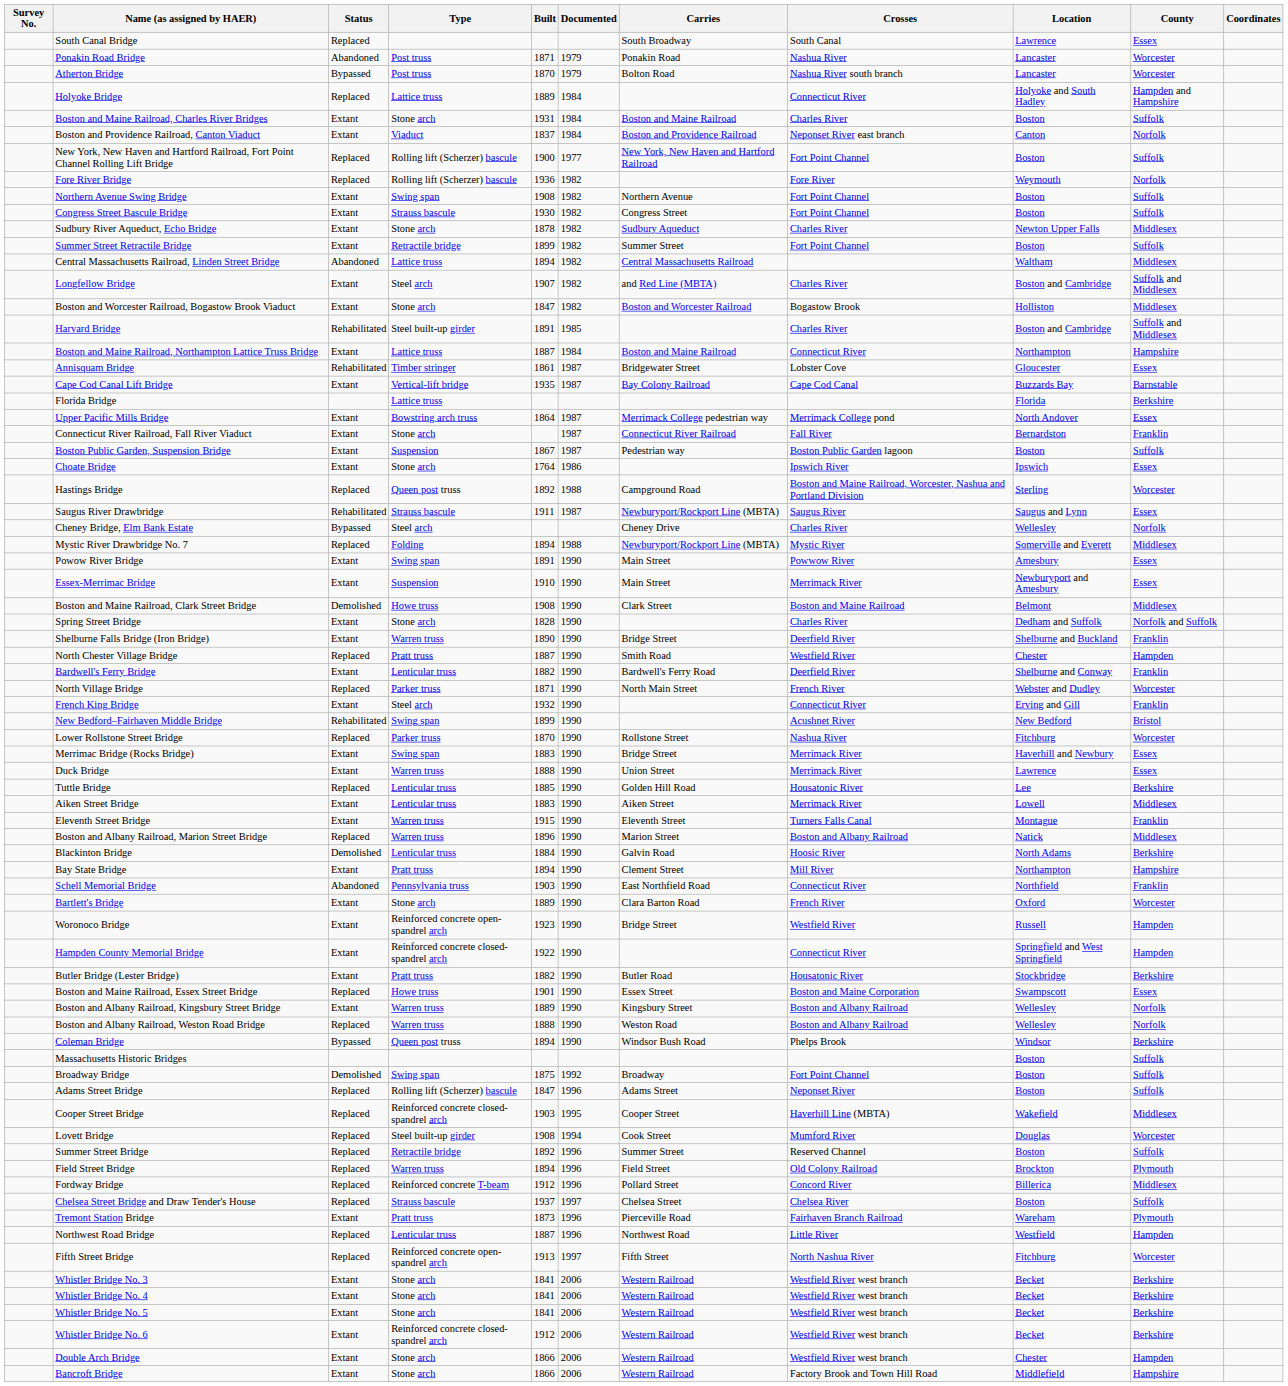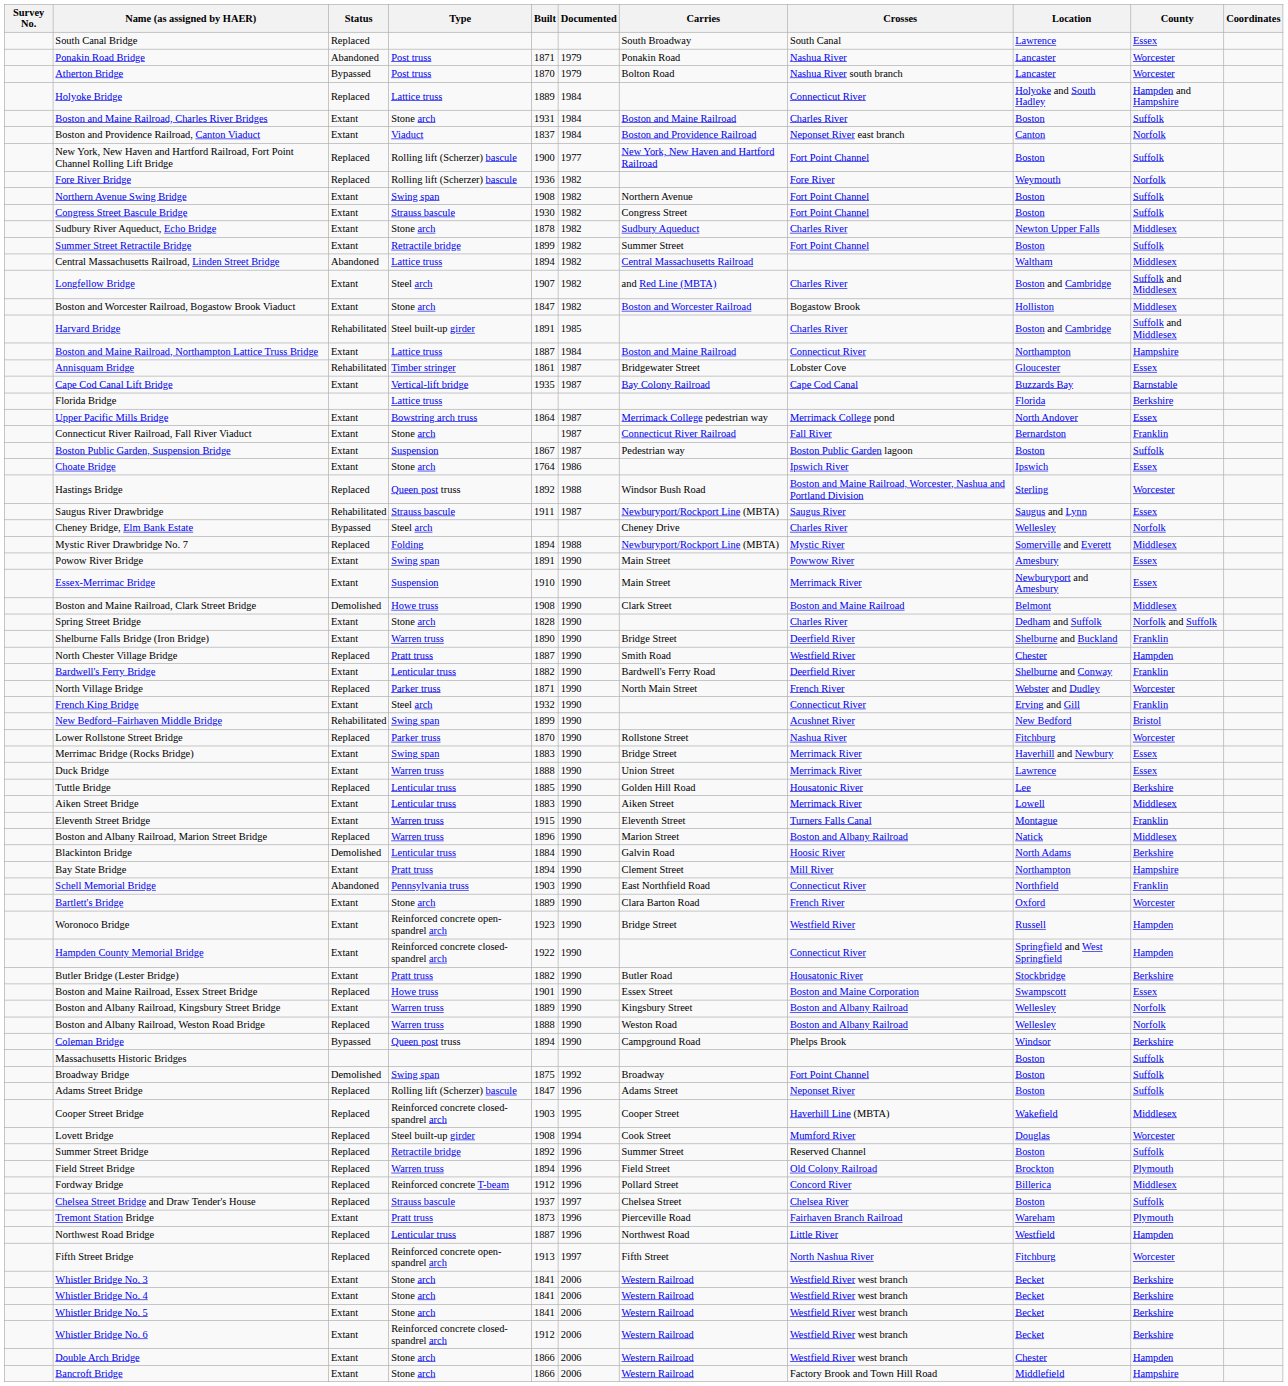(661, 489) Campground Road -> (664, 489) Windsor Bush Road
(664, 1041) Windsor Bush Road -> (661, 1041) Campground Road
